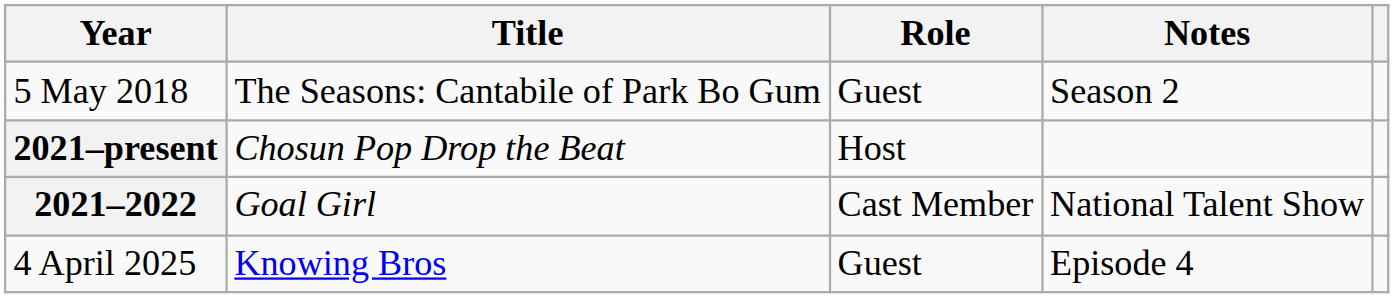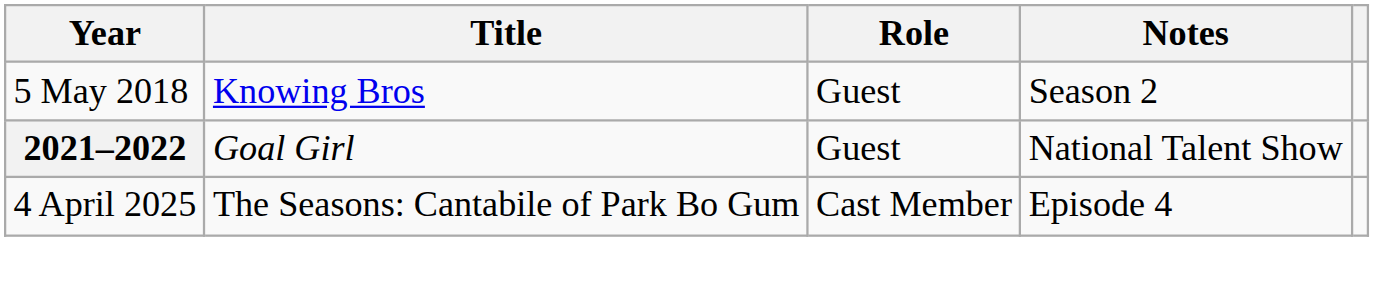(528, 90) The Seasons: Cantabile of Park Bo Gum -> (319, 90) Knowing Bros
- row: (116, 147)
(935, 205) Cast Member -> (858, 147) Guest
(340, 262) Knowing Bros -> (506, 205) The Seasons: Cantabile of Park Bo Gum
(880, 262) Guest -> (914, 205) Cast Member
